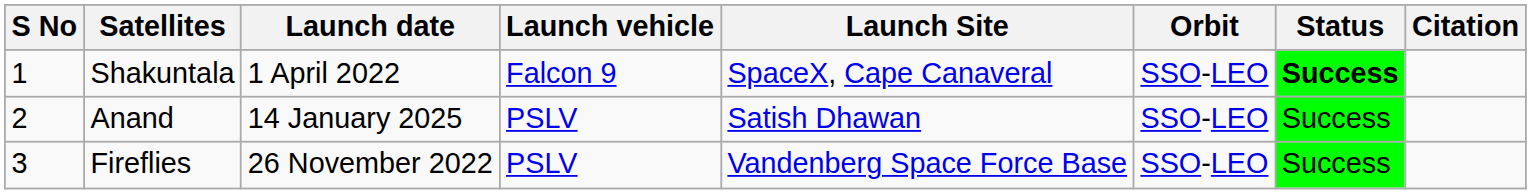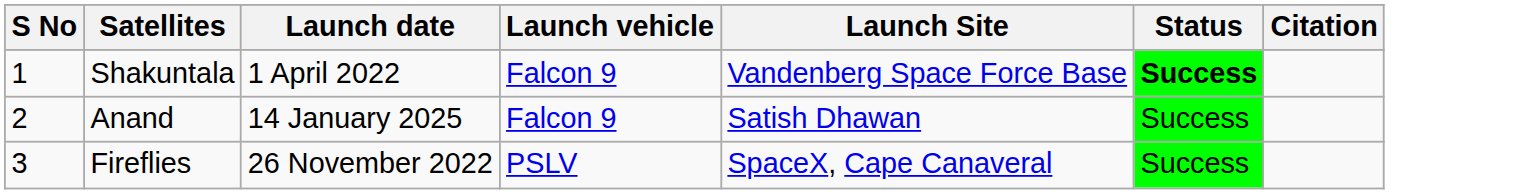- column: (1204, 27)
(890, 73) SpaceX, Cape Canaveral -> (927, 73) Vandenberg Space Force Base
(542, 118) PSLV -> (561, 118) Falcon 9
(927, 164) Vandenberg Space Force Base -> (890, 164) SpaceX, Cape Canaveral
